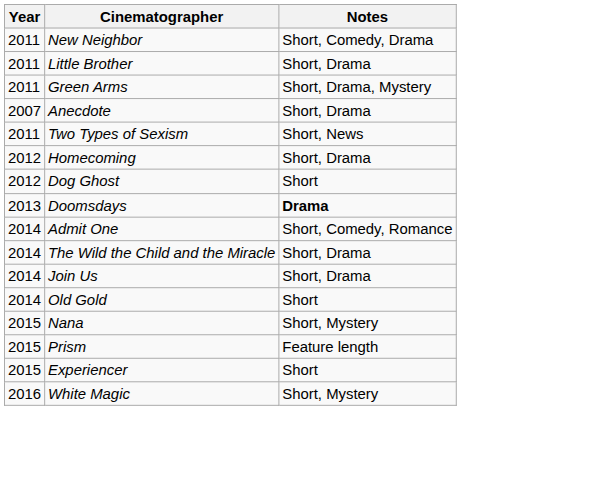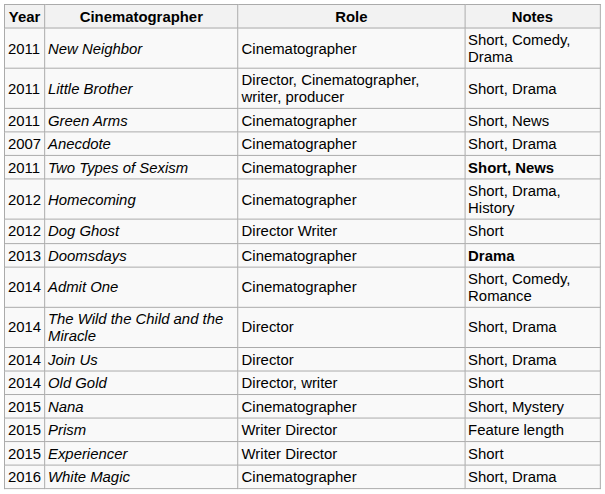+ column: (351, 16)
(357, 87) Short, Drama, Mystery -> (509, 121) Short, News
(323, 134) normal -> (511, 168) bold
(327, 158) Short, Drama -> (514, 200) Short, Drama, History
(330, 394) Short, Mystery -> (512, 477) Short, Drama
